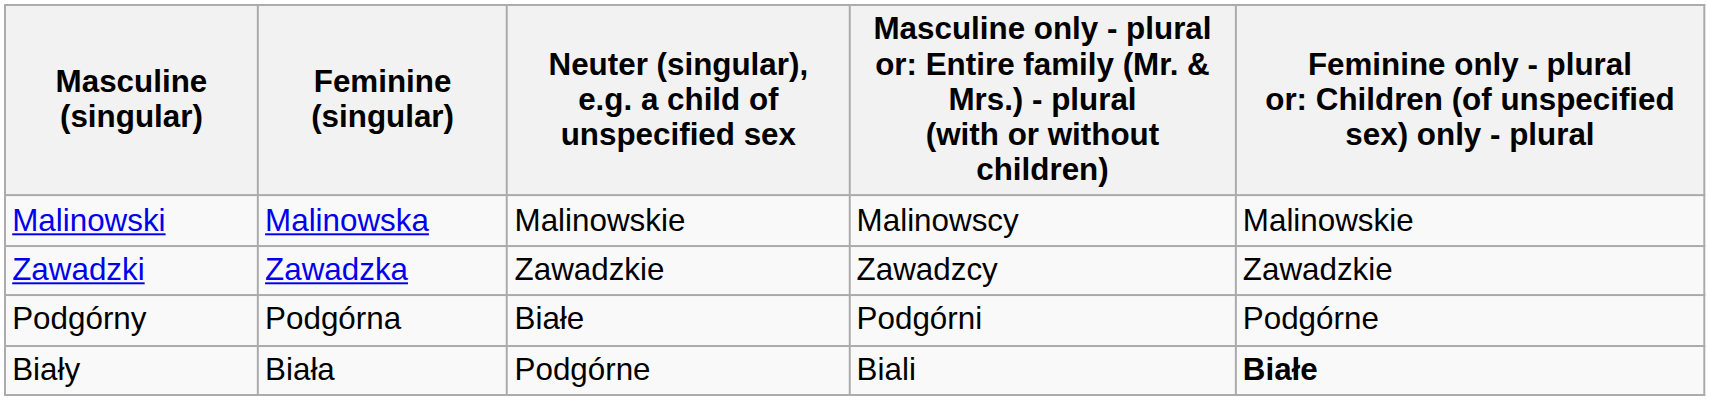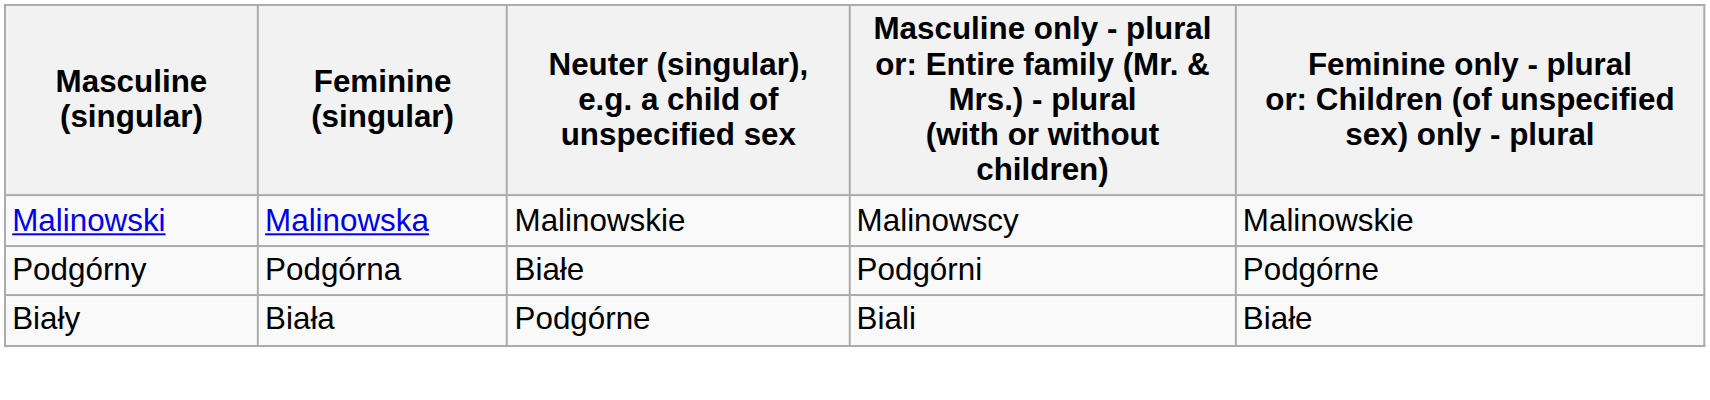- row: (78, 269)
(1280, 369) bold -> (1278, 319) normal
